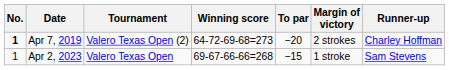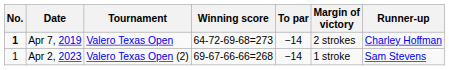(138, 41) Valero Texas Open (2) -> (130, 41) Valero Texas Open
(293, 41) −20 -> (293, 41) −14
(130, 57) Valero Texas Open -> (138, 57) Valero Texas Open (2)
(293, 57) −15 -> (293, 57) −14
